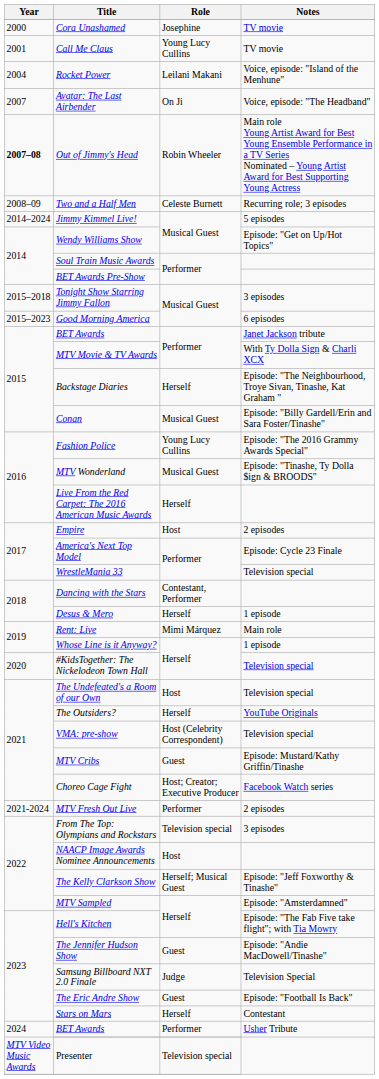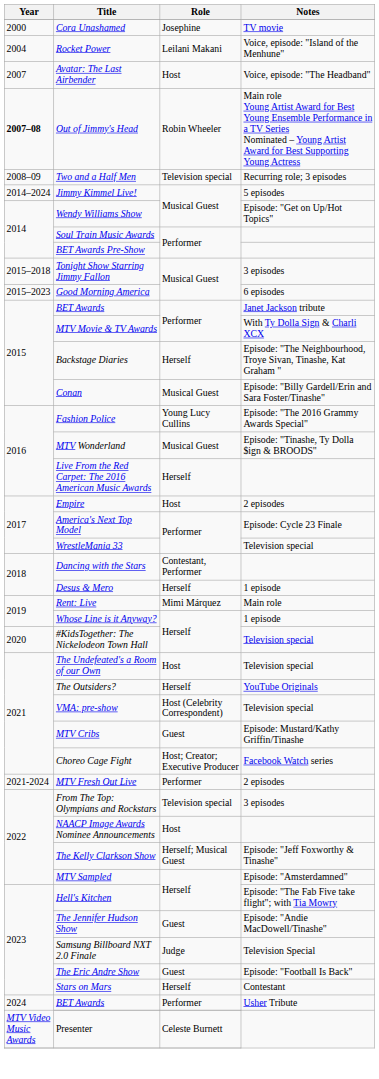- row: (84, 48)
(172, 101) On Ji -> (171, 75) Host
(192, 203) Celeste Burnett -> (197, 177) Television special
(197, 1055) Television special -> (192, 1029) Celeste Burnett
